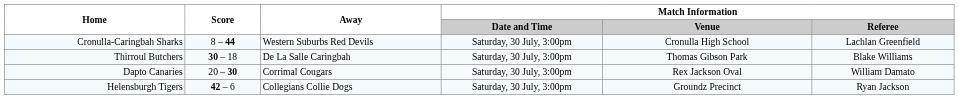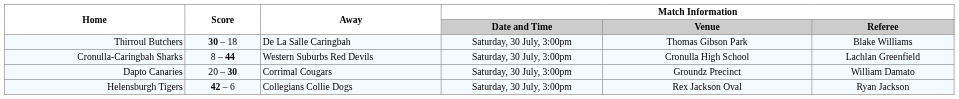rows swapped: (130, 42) <-> (148, 57)
(707, 72) Rex Jackson Oval -> (707, 72) Groundz Precinct
(707, 87) Groundz Precinct -> (707, 87) Rex Jackson Oval
